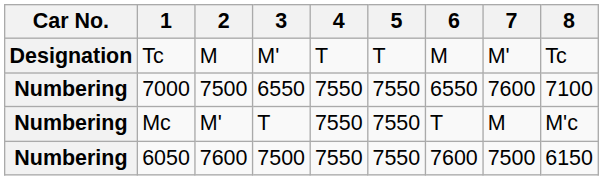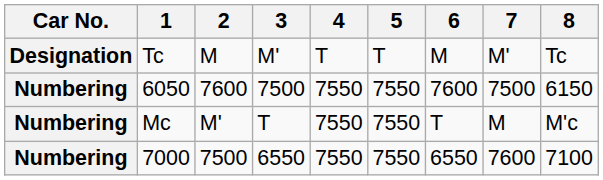rows swapped: (166, 157) <-> (166, 89)
